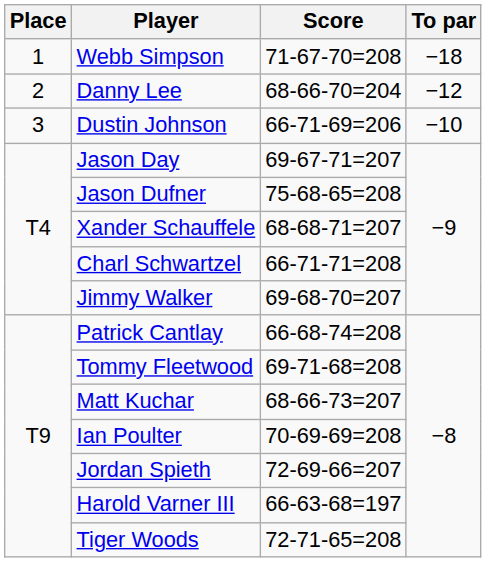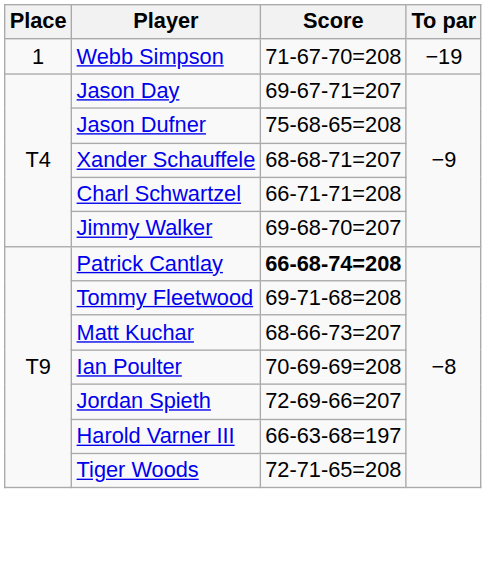(444, 56) −18 -> (444, 56) −19
- row: (129, 90)
- row: (152, 125)
(333, 332) normal -> (333, 263) bold
